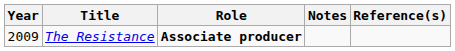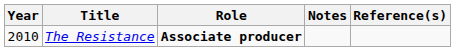(23, 36) 2009 -> (23, 36) 2010
